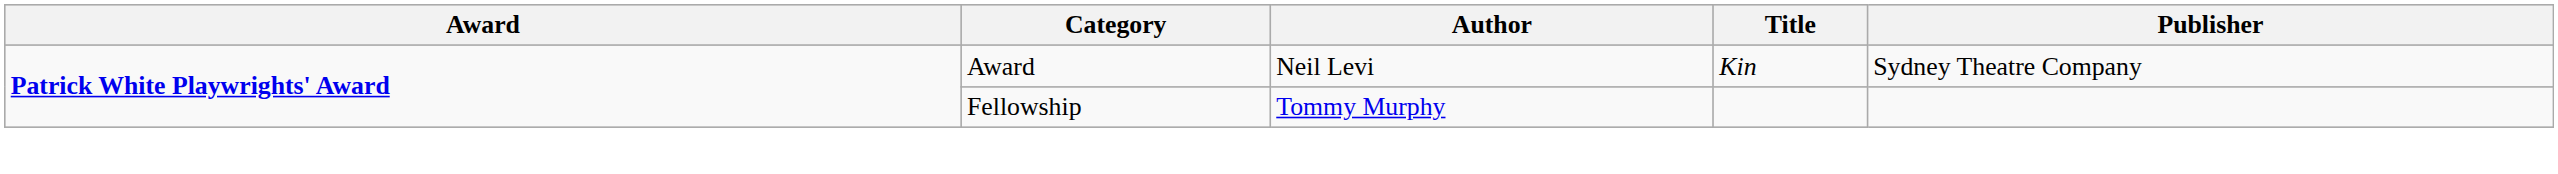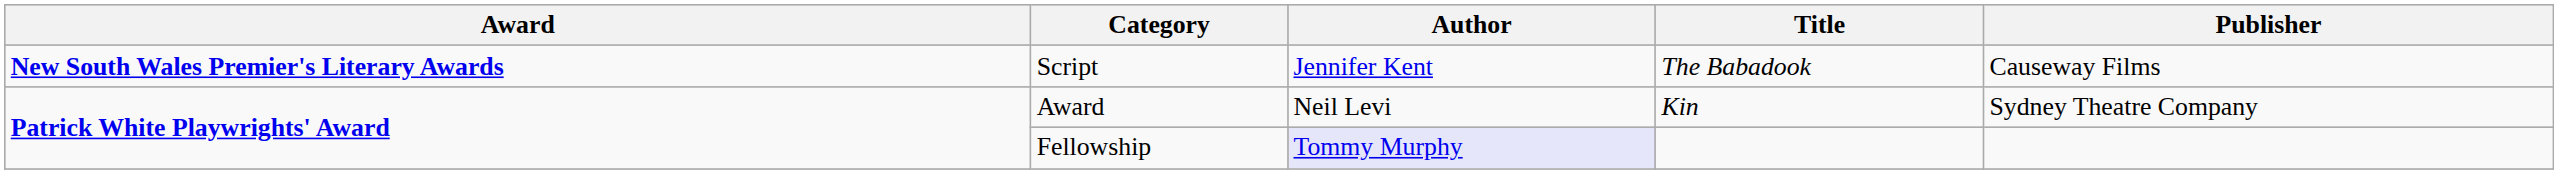+ row: (1067, 65)
(1361, 106) no background -> (1378, 147) lavender background
